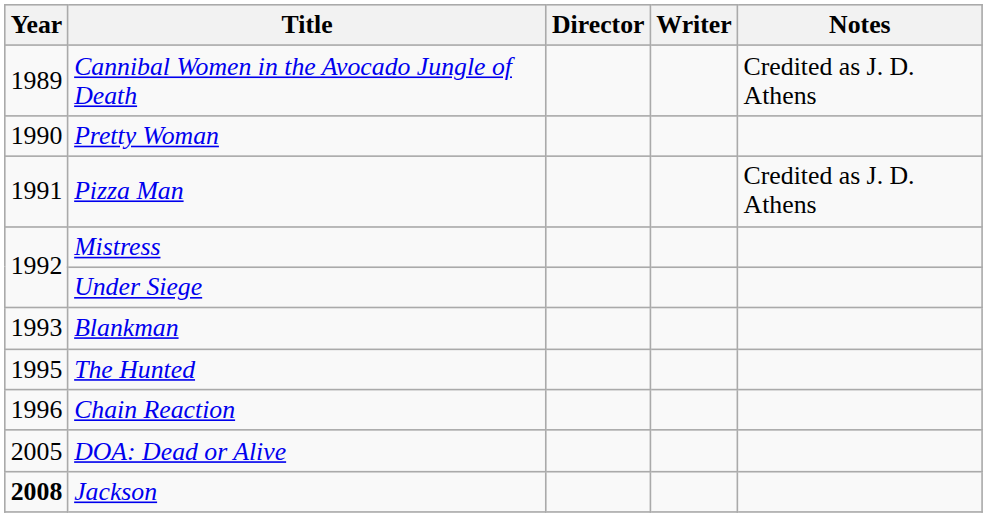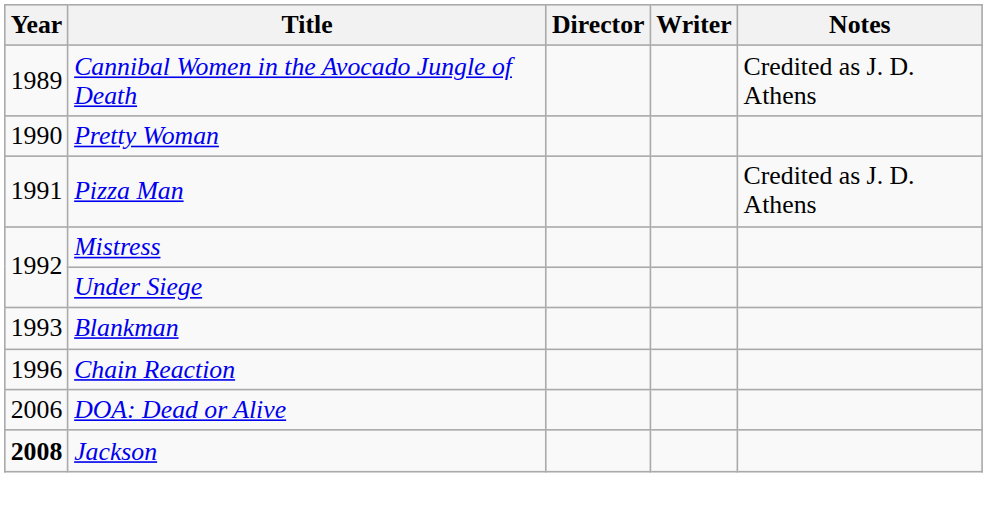- row: (135, 368)
(37, 450) 2005 -> (37, 409) 2006
